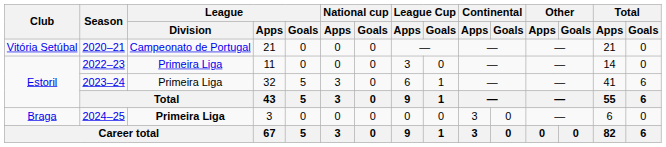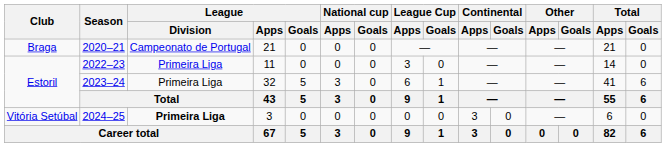(42, 47) Vitória Setúbal -> (42, 47) Braga
(42, 116) Braga -> (42, 116) Vitória Setúbal
